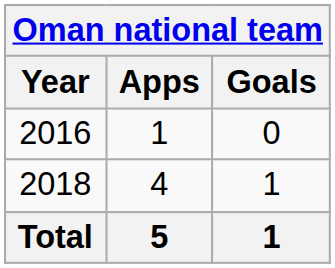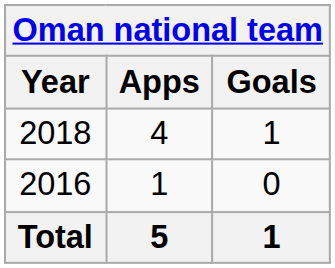rows swapped: (55, 133) <-> (55, 184)
